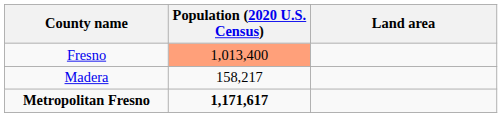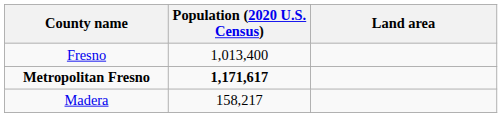(239, 54) lightsalmon background -> (239, 54) no background
rows swapped: (87, 77) <-> (87, 100)
